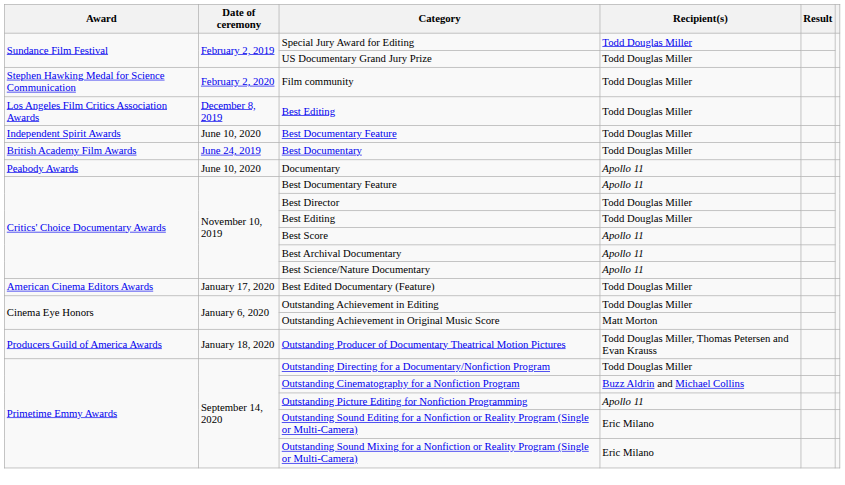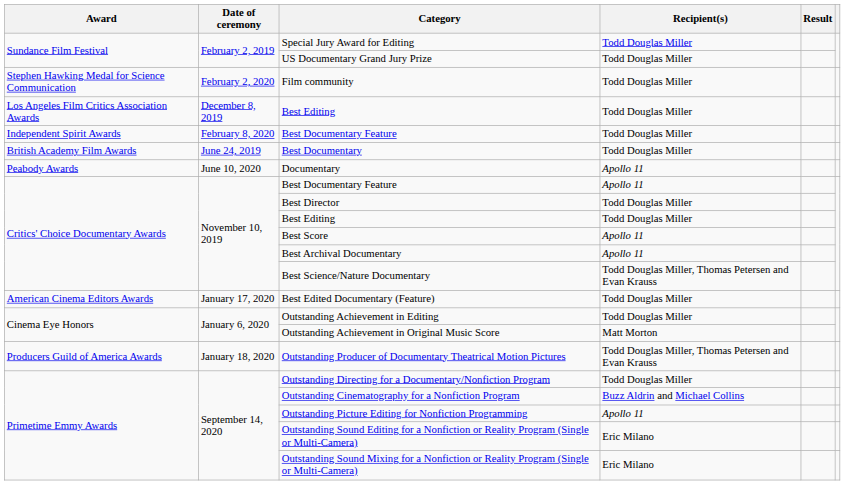(231, 134) June 10, 2020 -> (238, 134) February 8, 2020
(623, 270) Apollo 11 -> (695, 276) Todd Douglas Miller, Thomas Petersen and Evan Krauss
